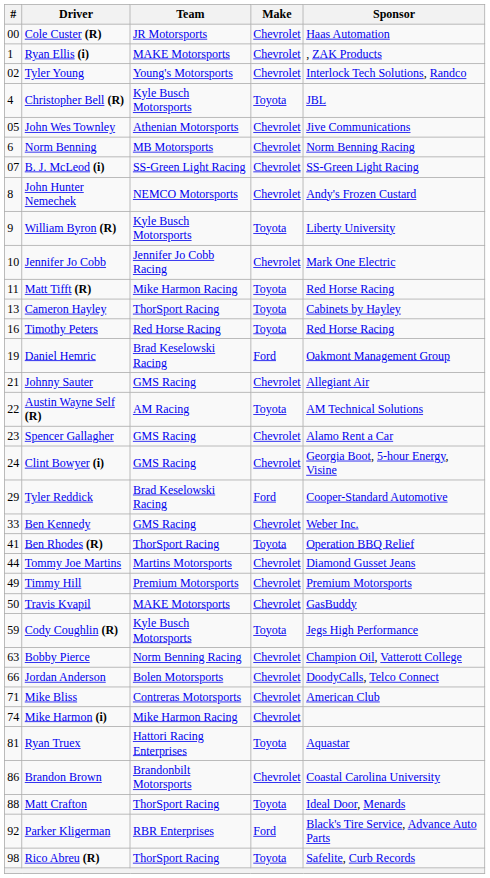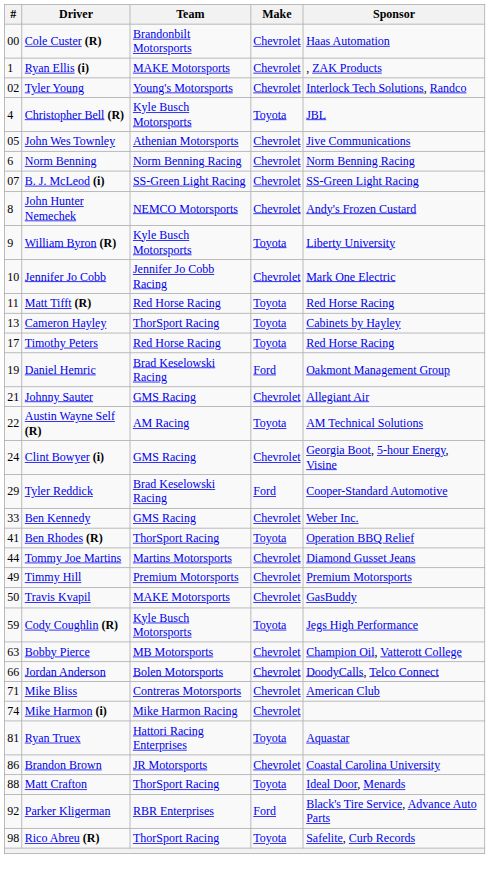(170, 34) JR Motorsports -> (162, 41) Brandonbilt Motorsports
(173, 147) MB Motorsports -> (187, 161) Norm Benning Racing
(185, 289) Mike Harmon Racing -> (177, 303) Red Horse Racing
(13, 328) 16 -> (13, 343) 17
- row: (69, 436)
(187, 657) Norm Benning Racing -> (173, 651) MB Motorsports
(162, 777) Brandonbilt Motorsports -> (170, 764) JR Motorsports
